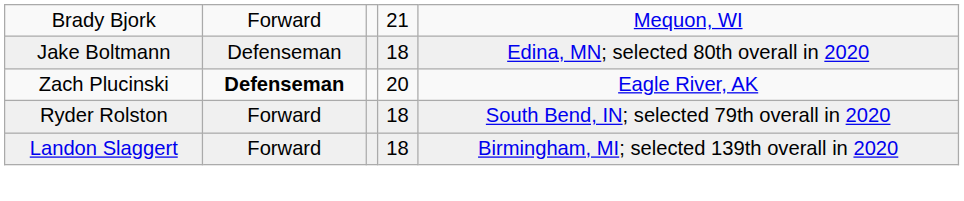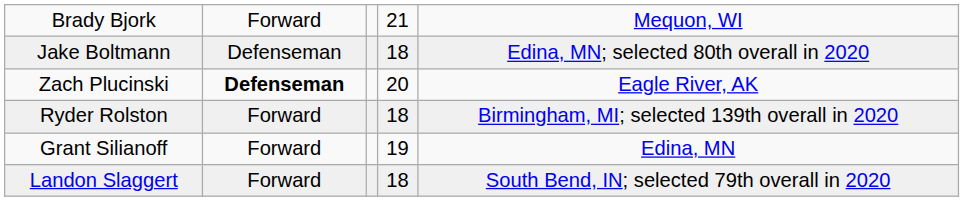(688, 116) South Bend, IN; selected 79th overall in 2020 -> (688, 116) Birmingham, MI; selected 139th overall in 2020
+ row: (104, 148)
(688, 148) Birmingham, MI; selected 139th overall in 2020 -> (688, 180) South Bend, IN; selected 79th overall in 2020
